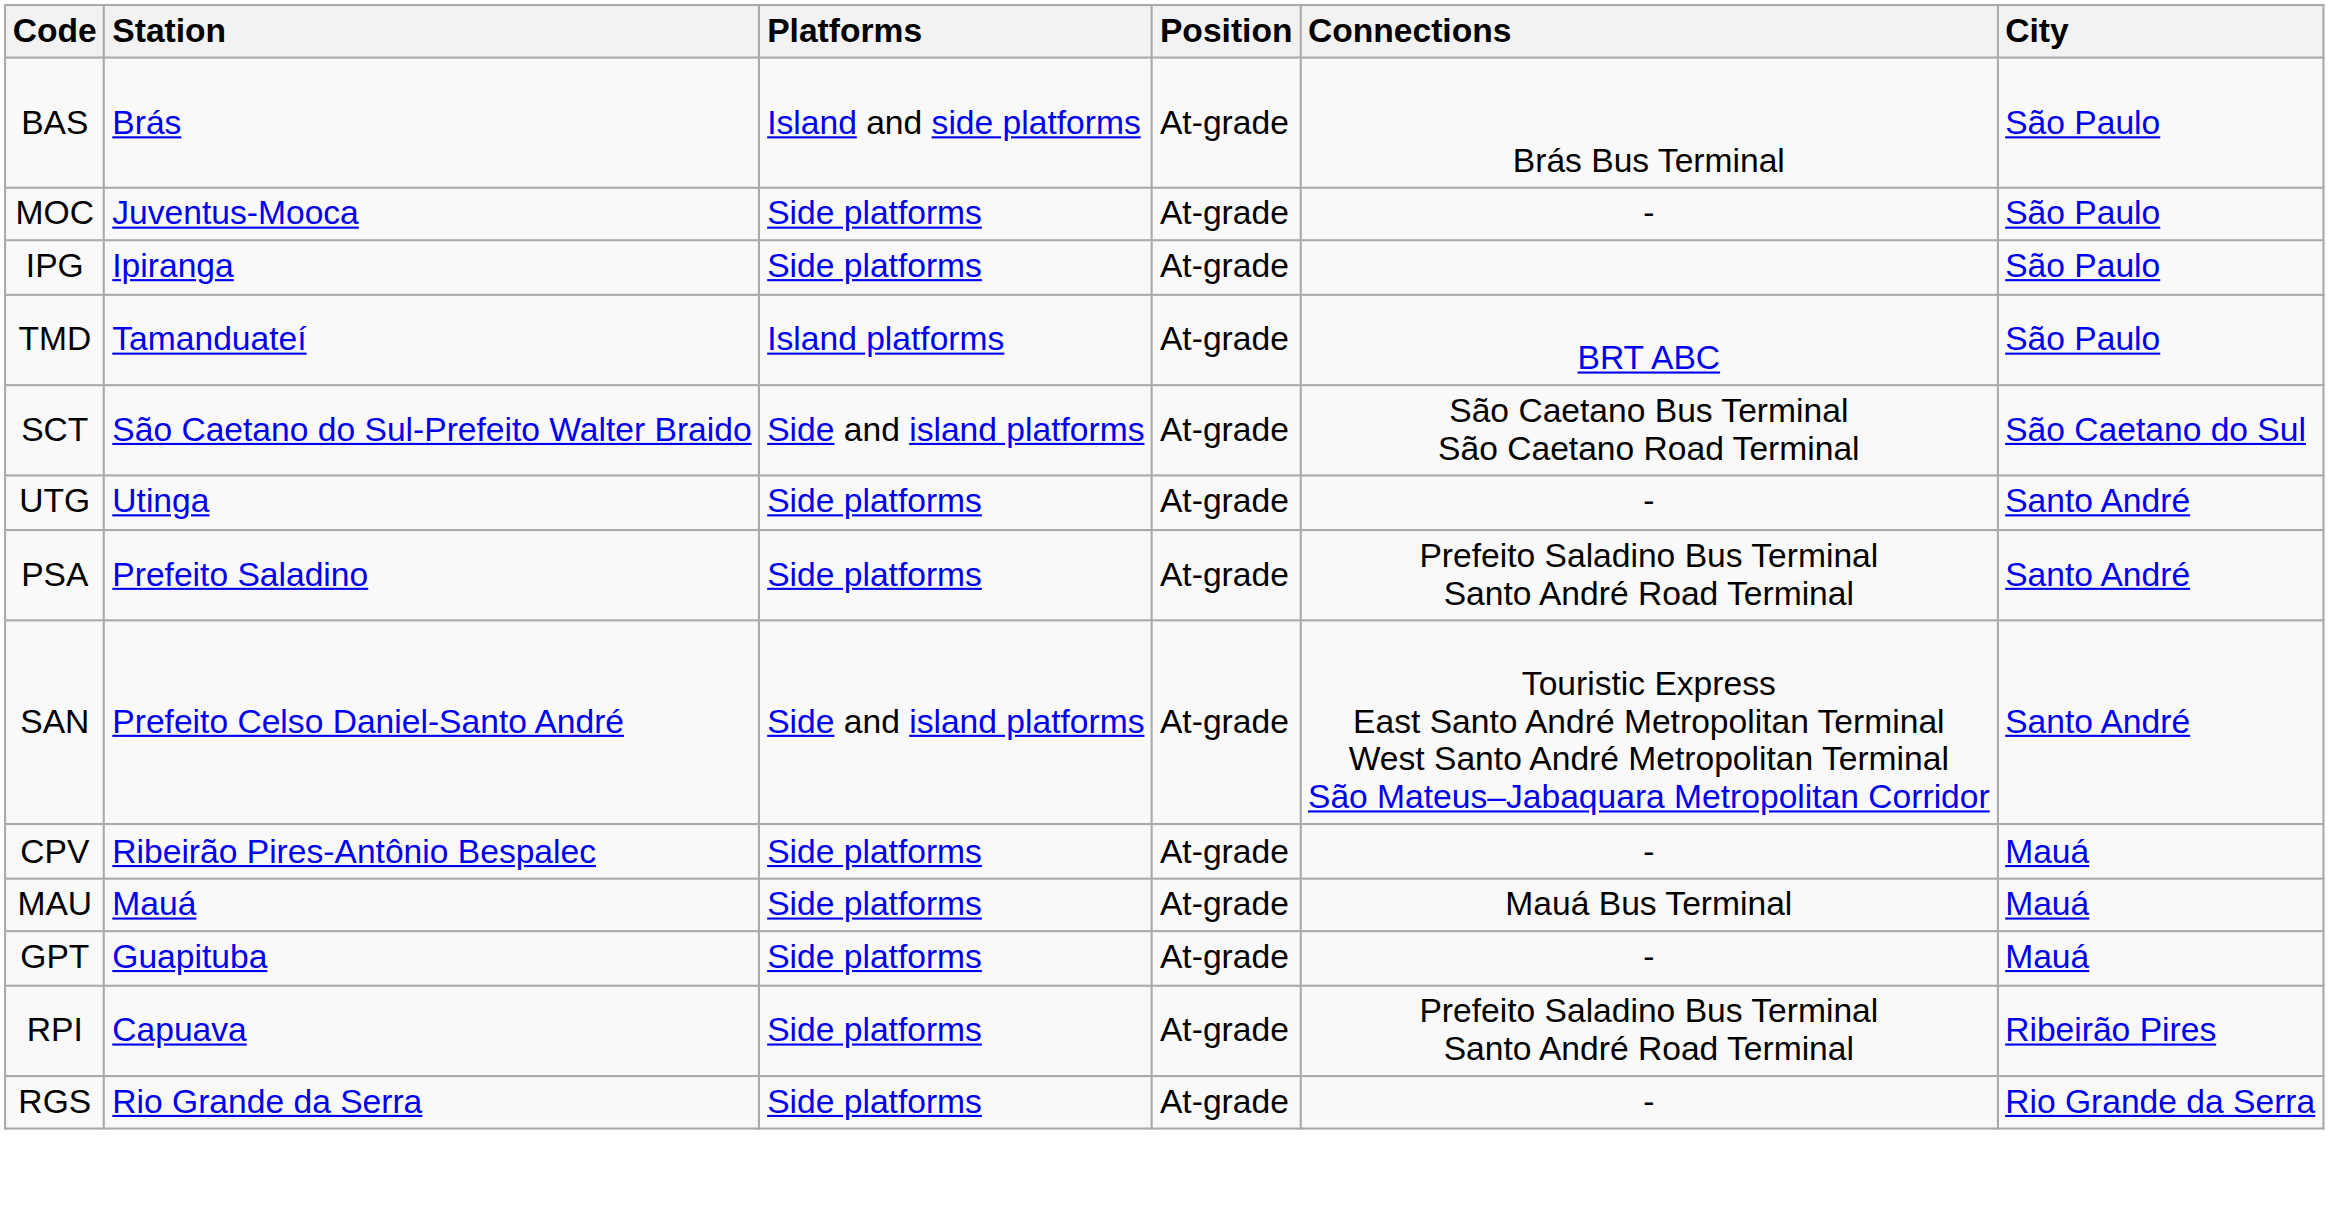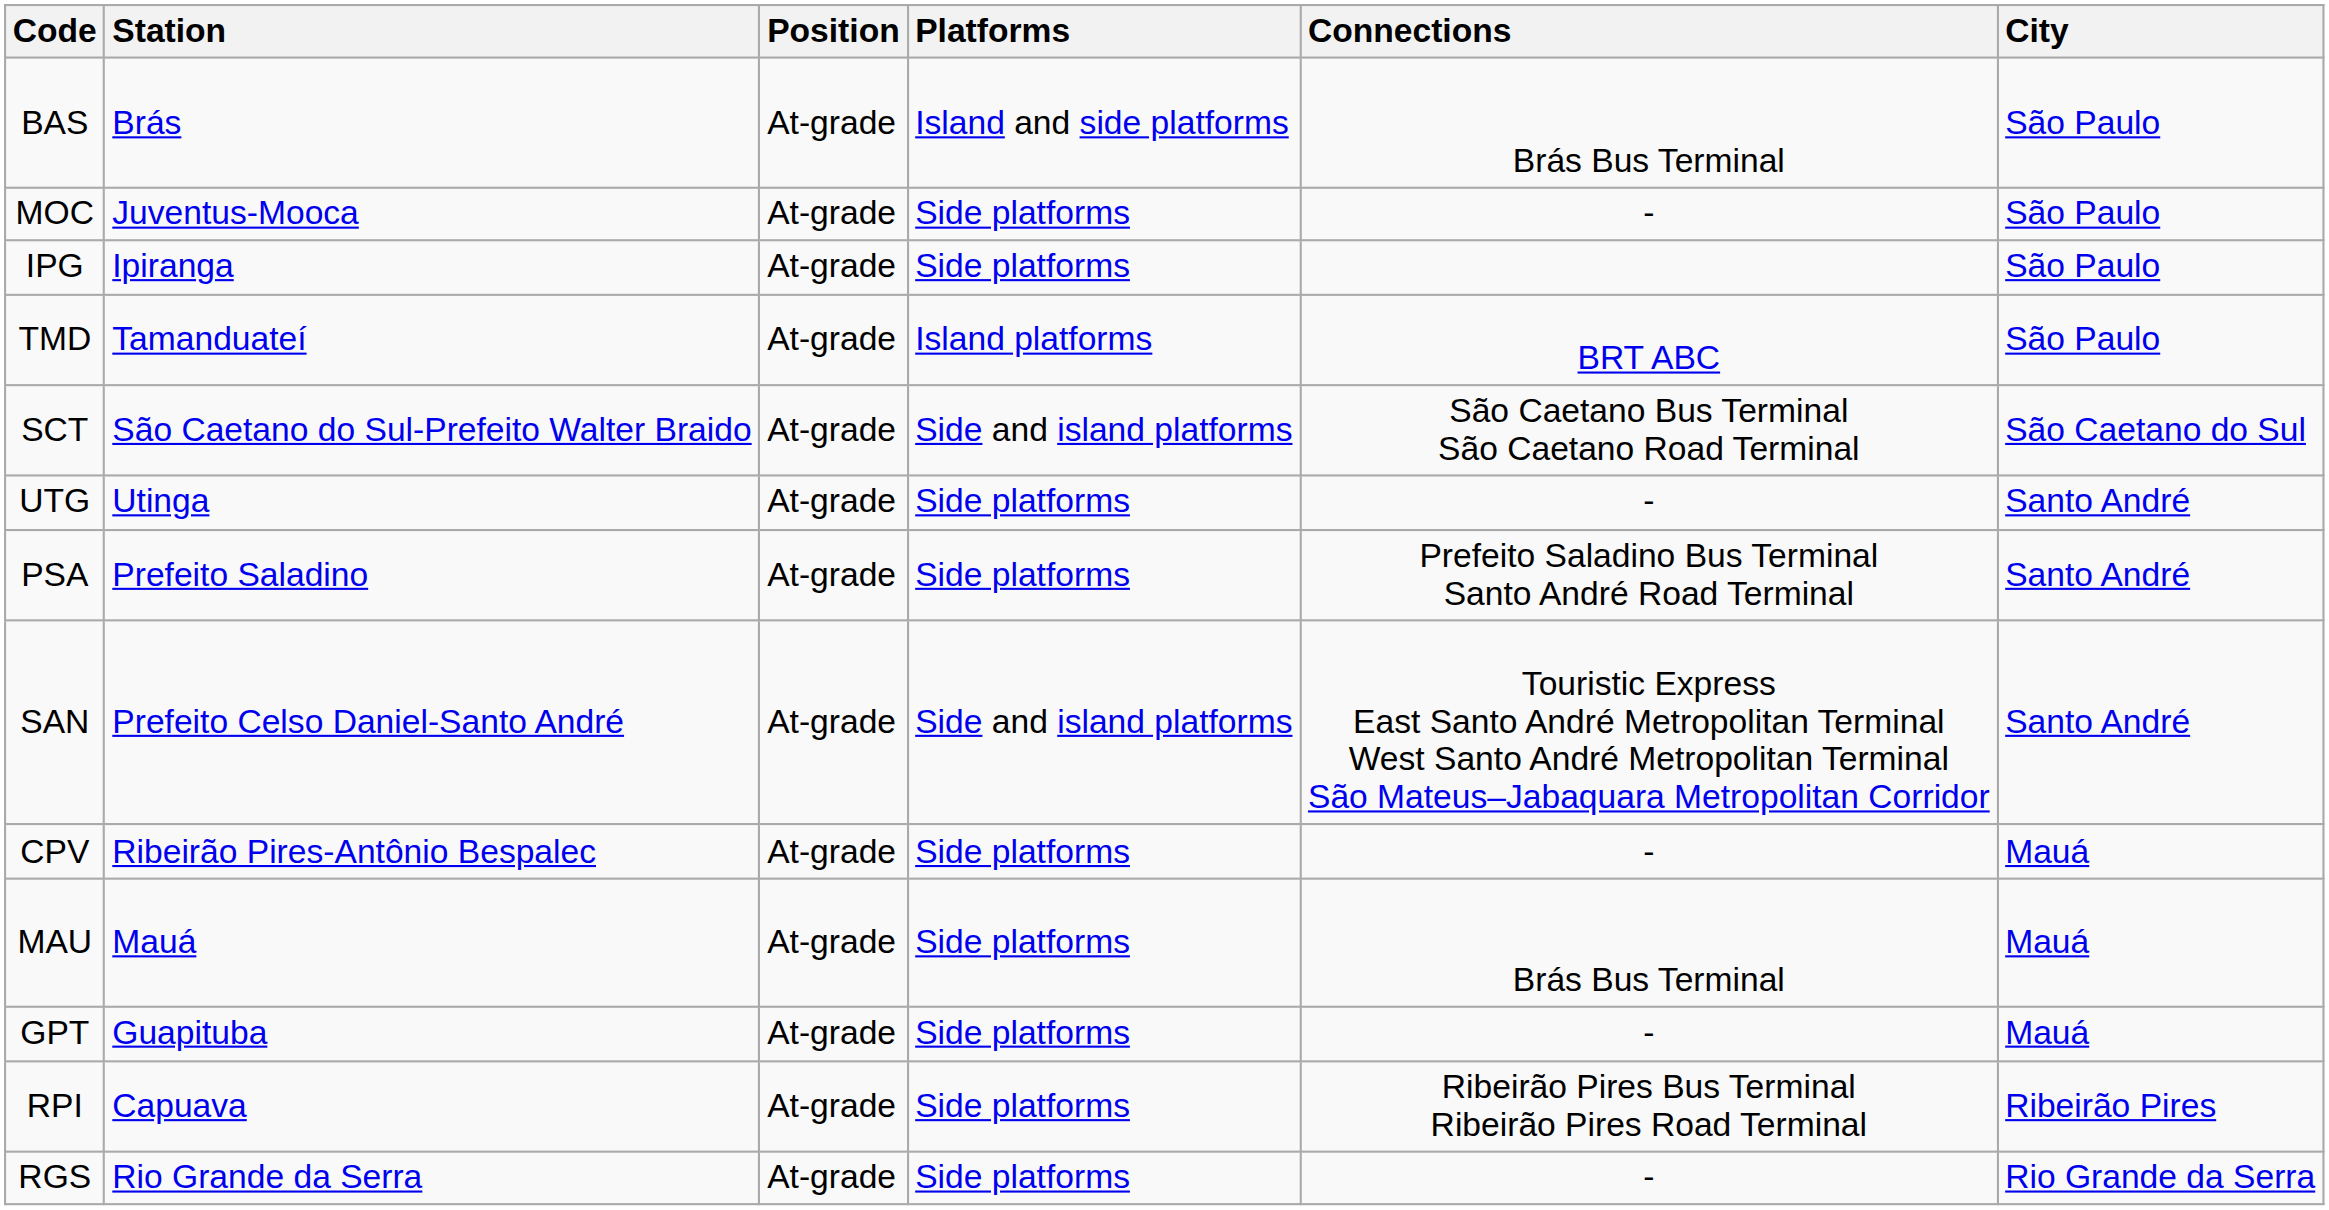columns swapped: (845, 31) <-> (1226, 31)
(1649, 904) Mauá Bus Terminal -> (1649, 979) Brás Bus Terminal
(1649, 1029) Prefeito Saladino Bus Terminal Santo André Road Terminal -> (1649, 1105) Ribeirão Pires Bus Terminal Ribeirão Pires Road Terminal
